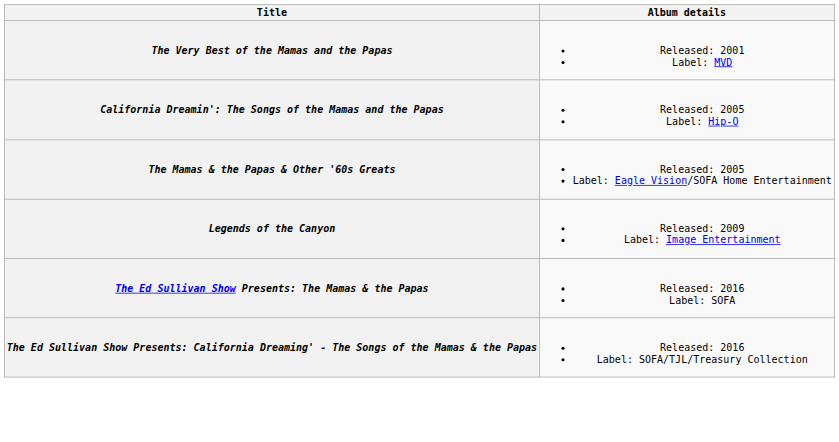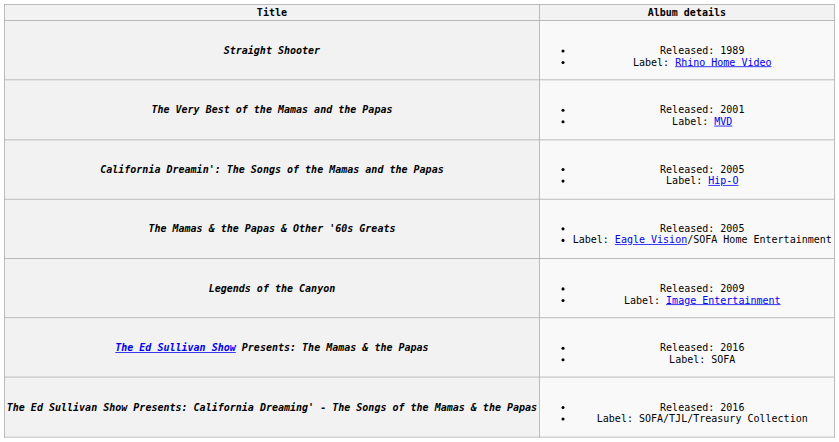+ row: (272, 50)
